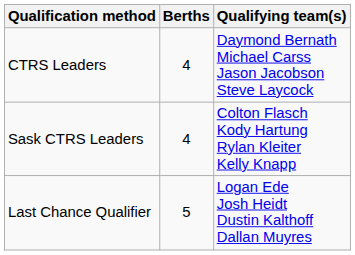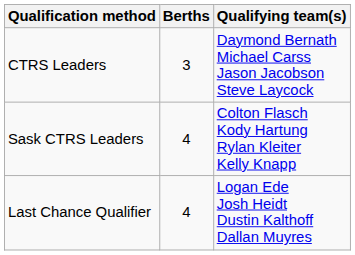(186, 65) 4 -> (186, 65) 3
(186, 212) 5 -> (186, 212) 4
